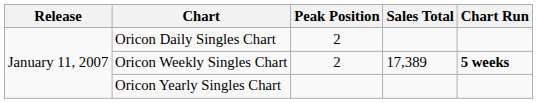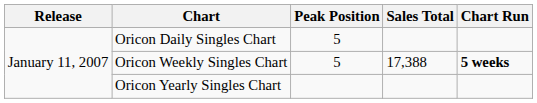(337, 39) 2 -> (337, 39) 5
(337, 62) 2 -> (337, 62) 5
(407, 62) 17,389 -> (407, 62) 17,388
